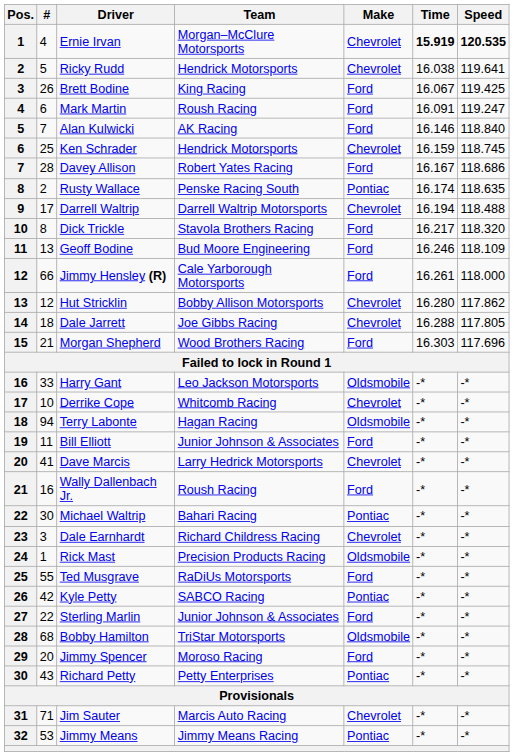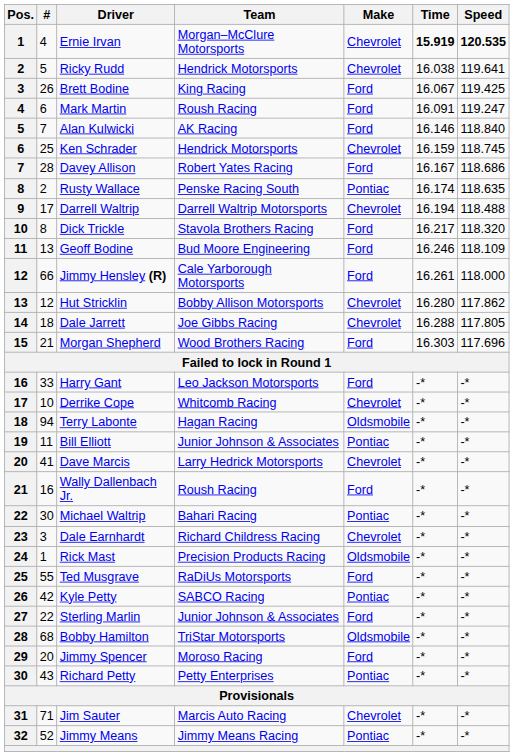(379, 382) Oldsmobile -> (360, 382) Ford
(360, 442) Ford -> (368, 442) Pontiac
(47, 736) 53 -> (47, 736) 52
